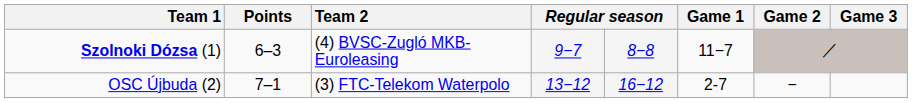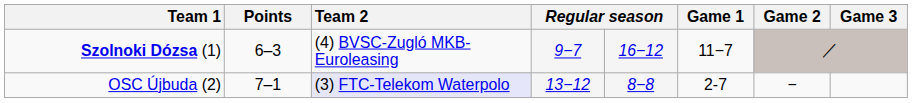(641, 51) 8−8 -> (641, 51) 16−12
(412, 85) no background -> (412, 85) lavender background
(641, 85) 16−12 -> (641, 85) 8−8
